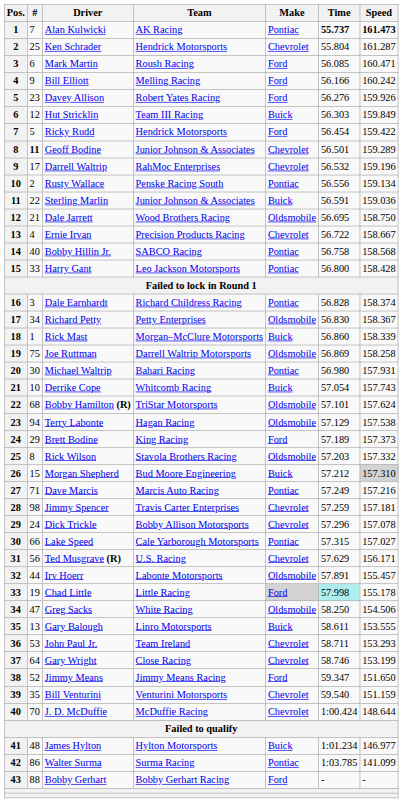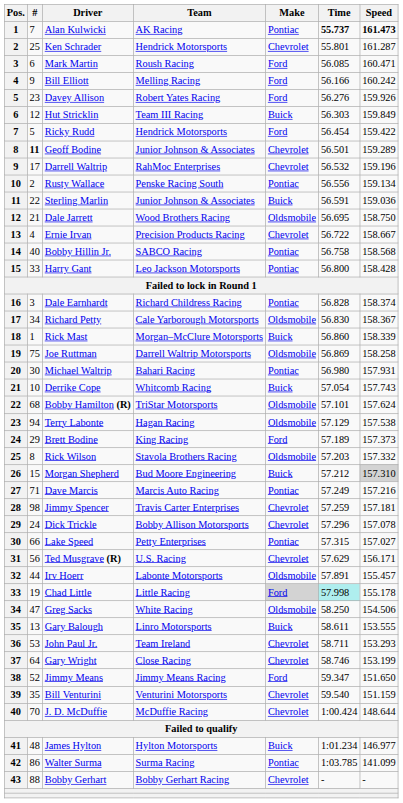(335, 47) 55.804 -> (335, 47) 55.801
(171, 319) Petty Enterprises -> (197, 319) Cale Yarborough Motorsports
(197, 541) Cale Yarborough Motorsports -> (171, 541) Petty Enterprises
(278, 780) Ford -> (288, 780) Chevrolet
